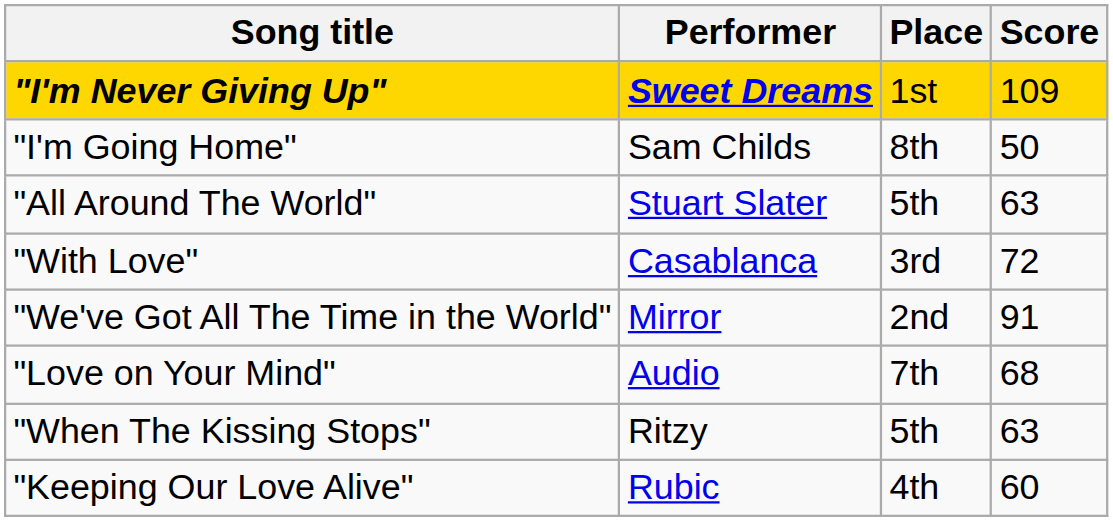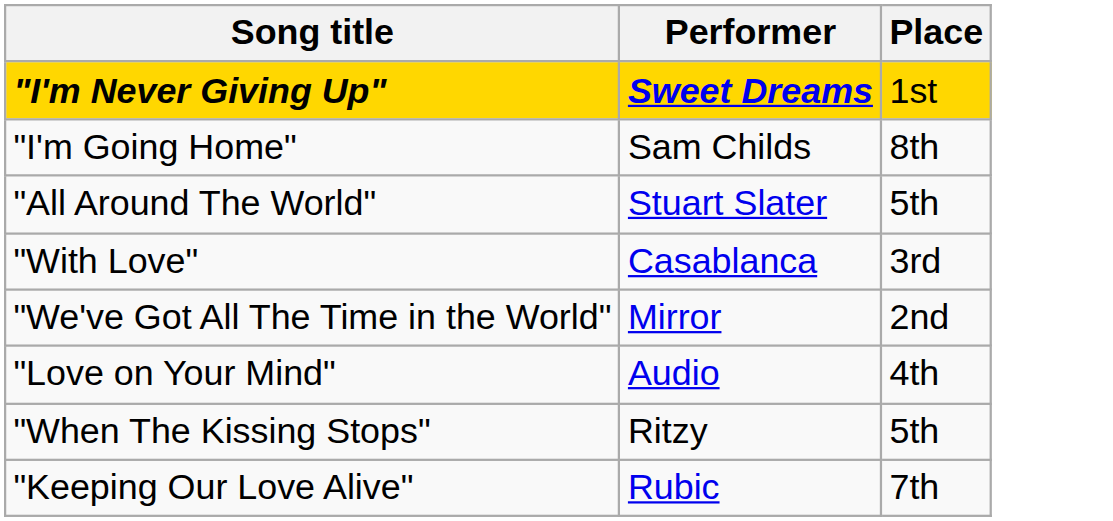- column: (1049, 32)
(914, 373) 7th -> (914, 373) 4th
(914, 487) 4th -> (914, 487) 7th
